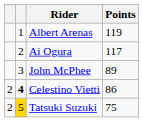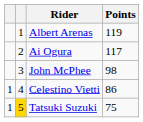(111, 70) 89 -> (111, 70) 98
(10, 89) 2 -> (10, 89) 1
(21, 89) bold -> (21, 89) normal
(10, 108) 2 -> (10, 108) 1
